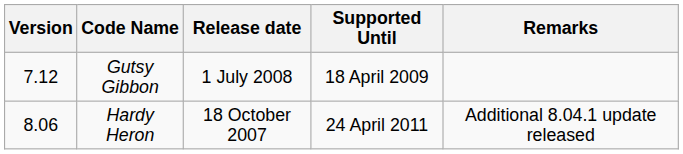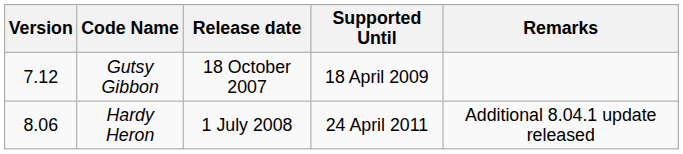(247, 76) 1 July 2008 -> (247, 76) 18 October 2007
(247, 124) 18 October 2007 -> (247, 124) 1 July 2008
